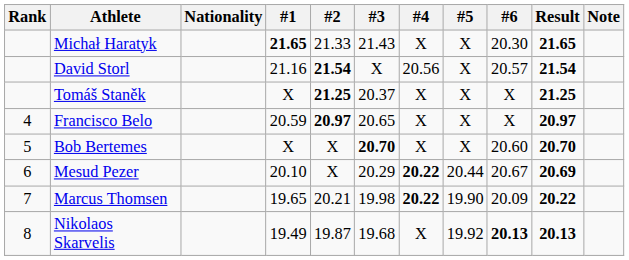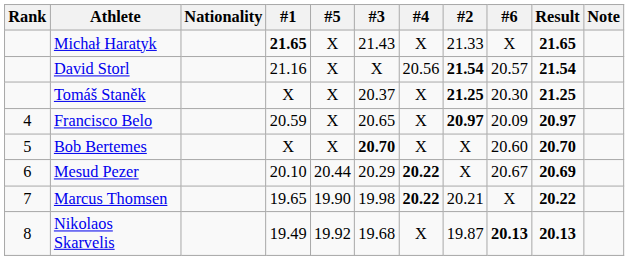columns swapped: (332, 17) <-> (465, 17)
(509, 43) 20.30 -> (509, 43) X
(509, 95) X -> (509, 95) 20.30
(509, 120) X -> (509, 120) 20.09
(509, 198) 20.09 -> (509, 198) X
